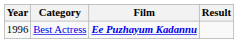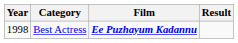(18, 30) 1996 -> (18, 30) 1998
